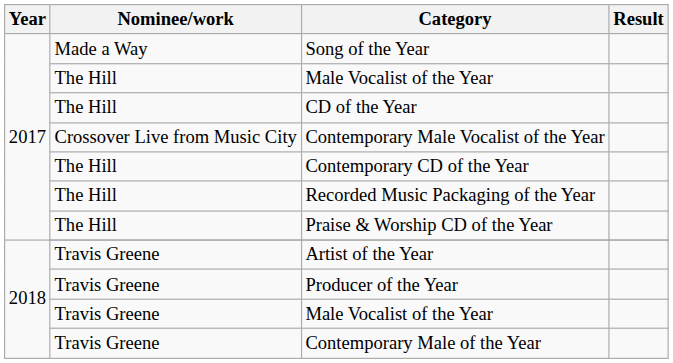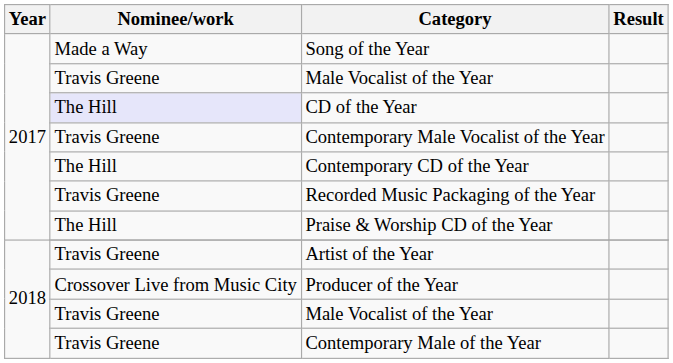(86, 78) The Hill -> (107, 78) Travis Greene
(86, 107) no background -> (86, 107) lavender background
(176, 136) Crossover Live from Music City -> (107, 136) Travis Greene
(86, 195) The Hill -> (107, 195) Travis Greene
(107, 284) Travis Greene -> (176, 284) Crossover Live from Music City
